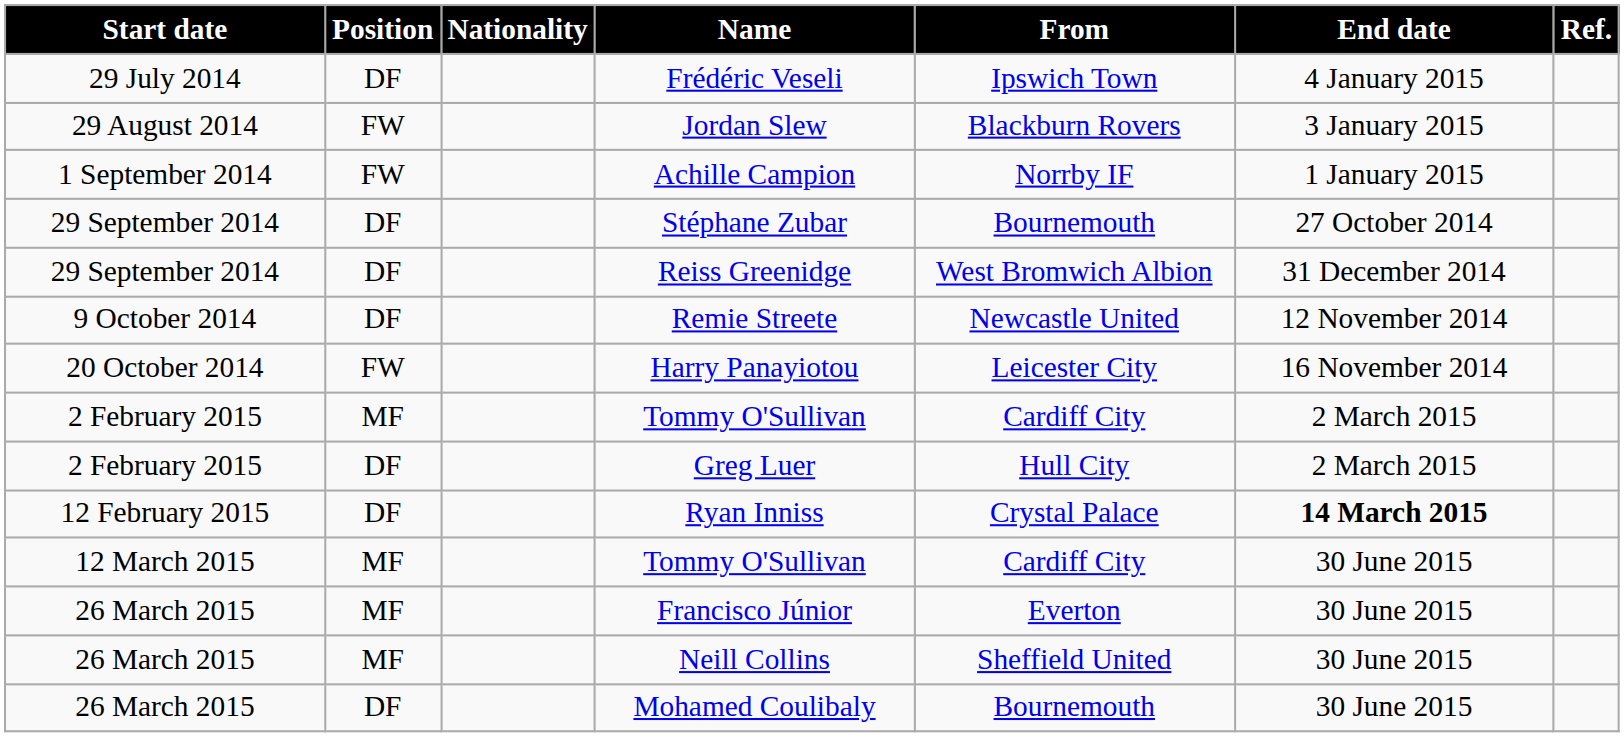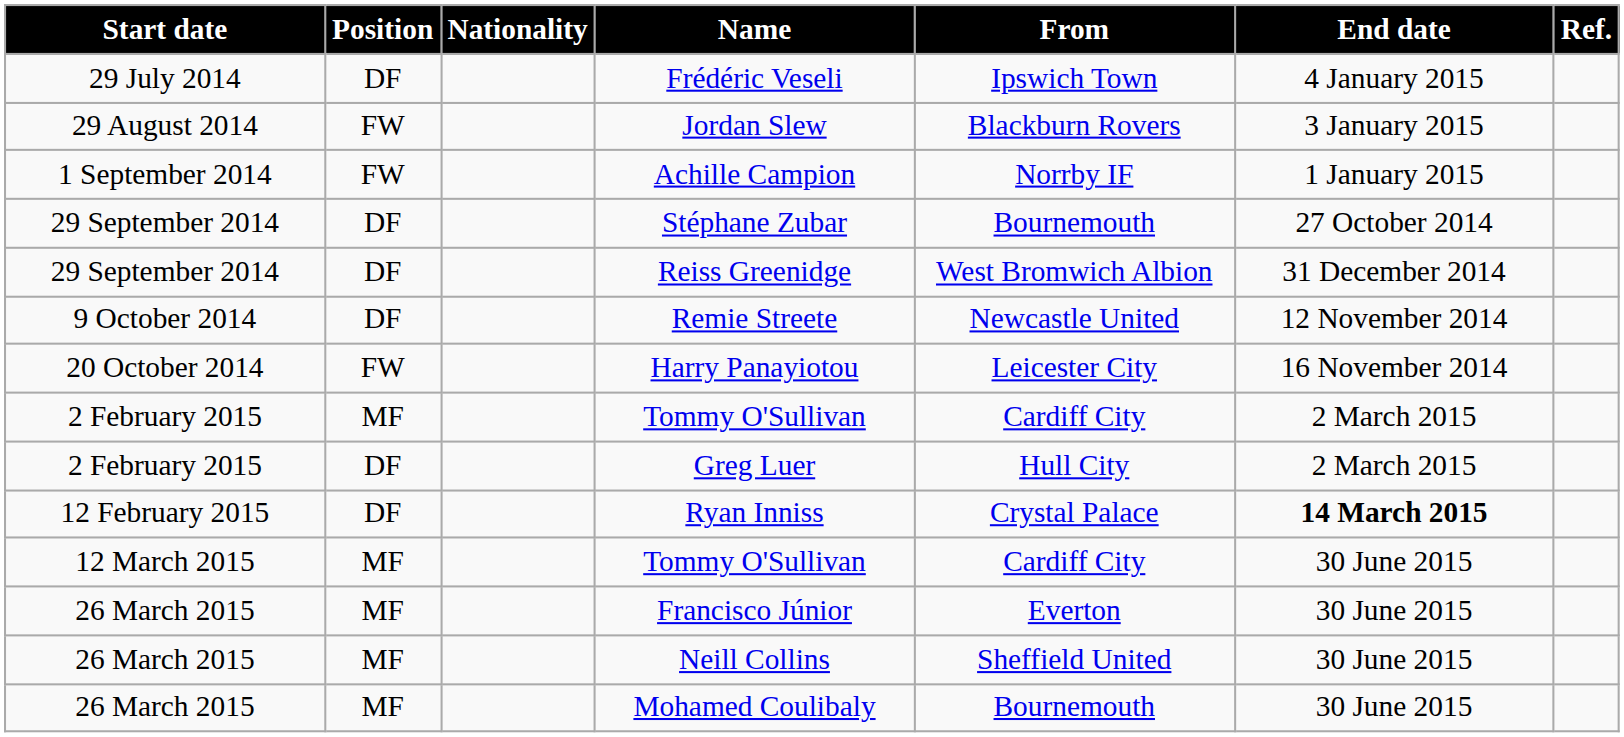(383, 707) DF -> (383, 707) MF
